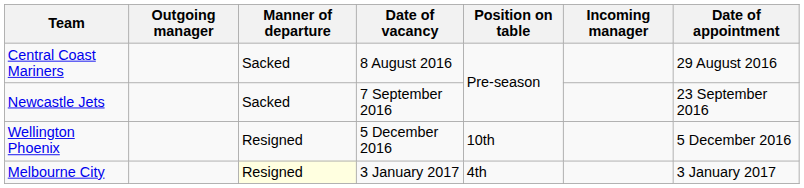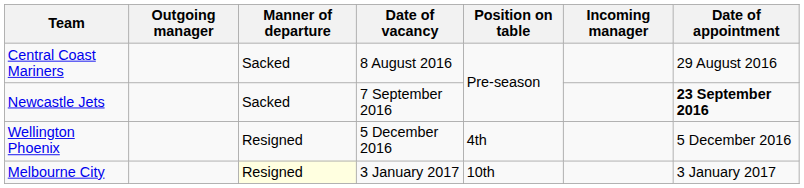(722, 102) normal -> (724, 102) bold
(481, 141) 10th -> (477, 141) 4th
(477, 172) 4th -> (481, 172) 10th
